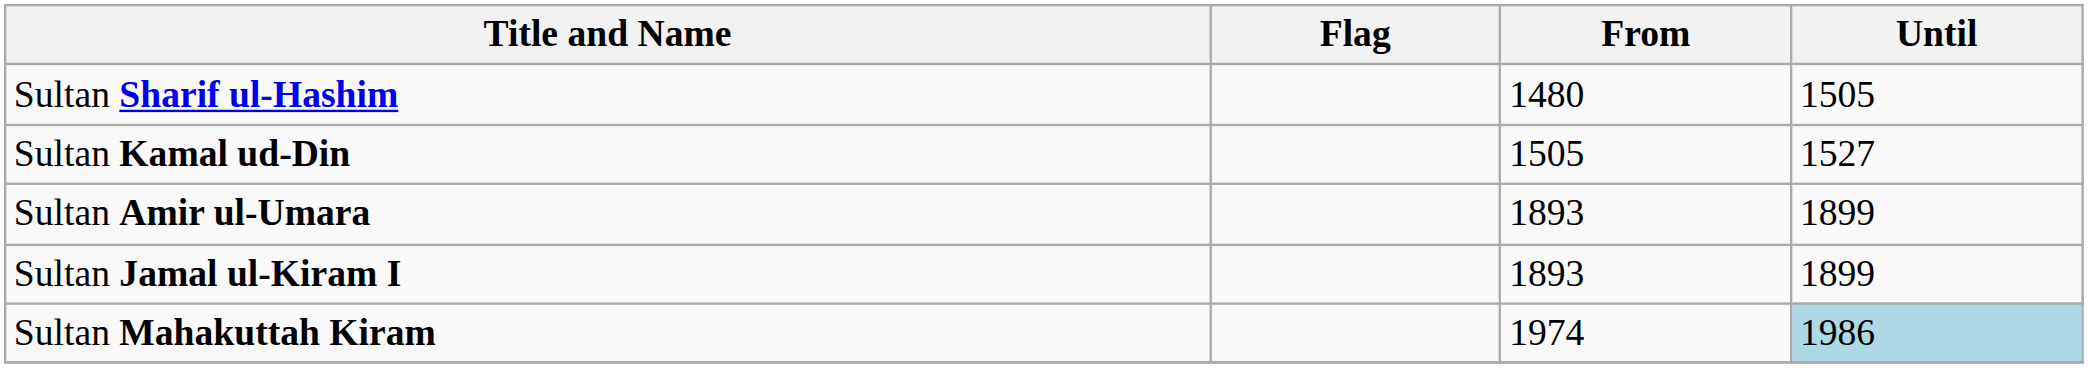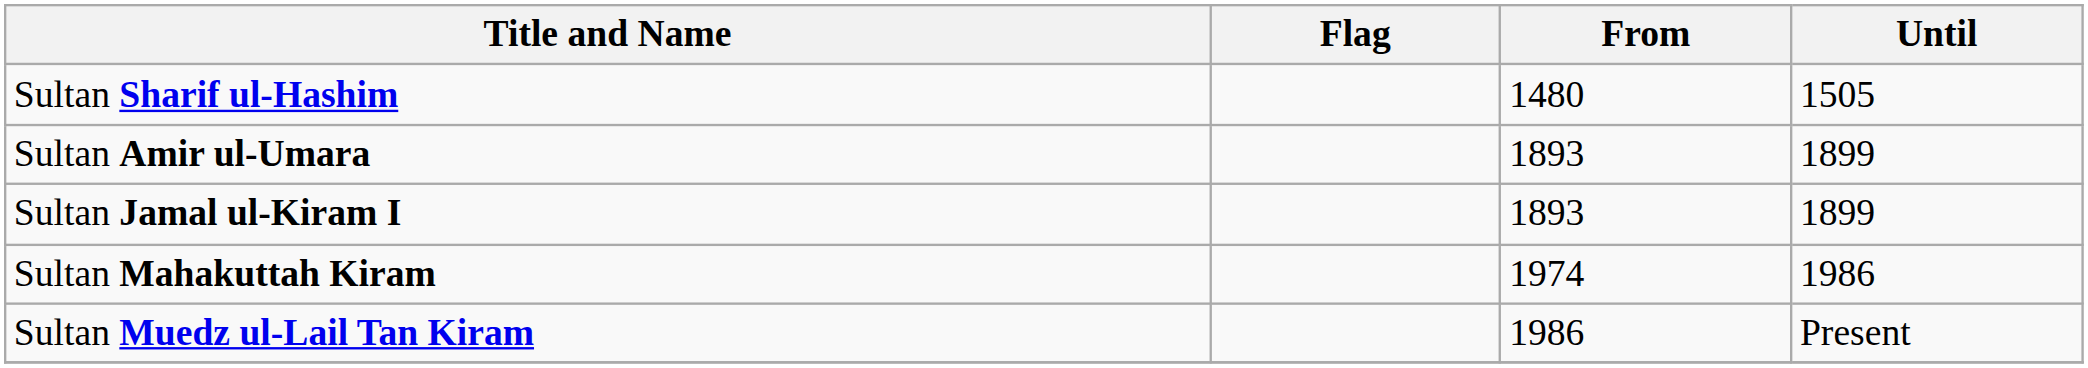- row: (182, 153)
(1838, 332) lightblue background -> (1838, 272) no background
+ row: (274, 332)
